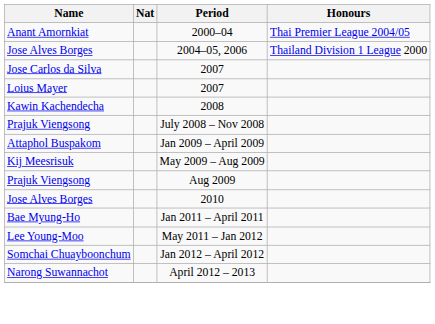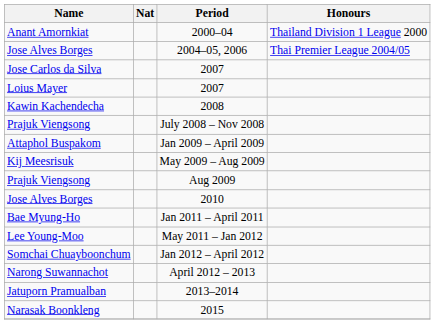(340, 32) Thai Premier League 2004/05 -> (349, 32) Thailand Division 1 League 2000
(349, 50) Thailand Division 1 League 2000 -> (340, 50) Thai Premier League 2004/05
+ row: (57, 291)
+ row: (53, 310)
